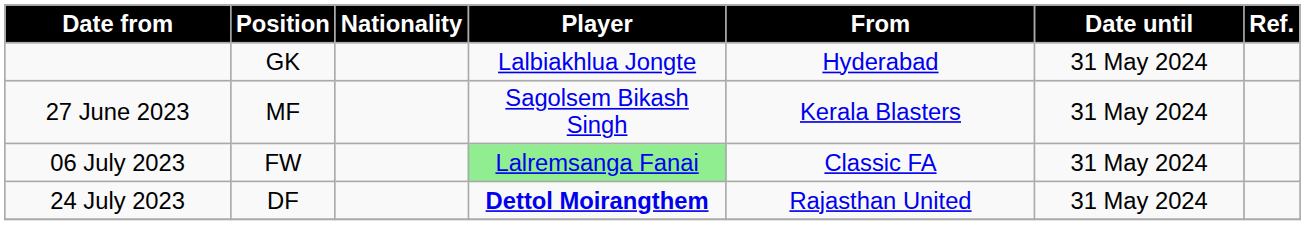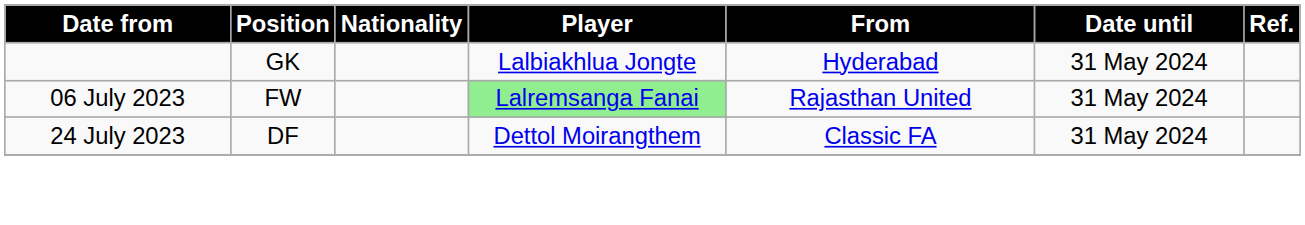- row: (118, 112)
(880, 163) Classic FA -> (880, 99) Rajasthan United
(597, 201) bold -> (597, 137) normal
(880, 201) Rajasthan United -> (880, 137) Classic FA
